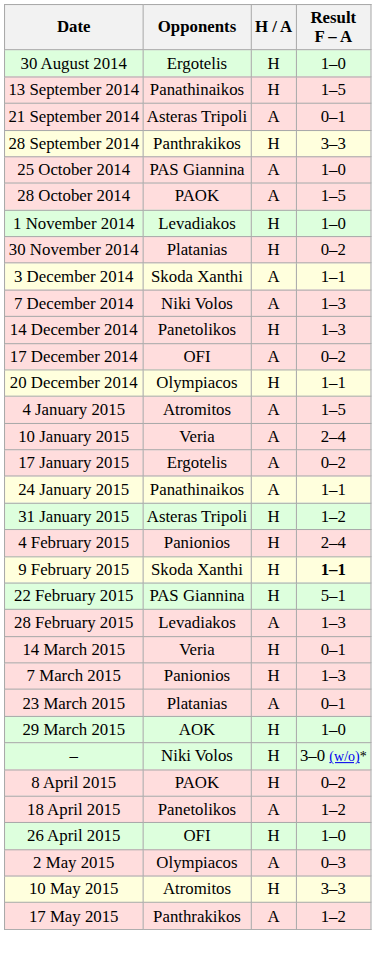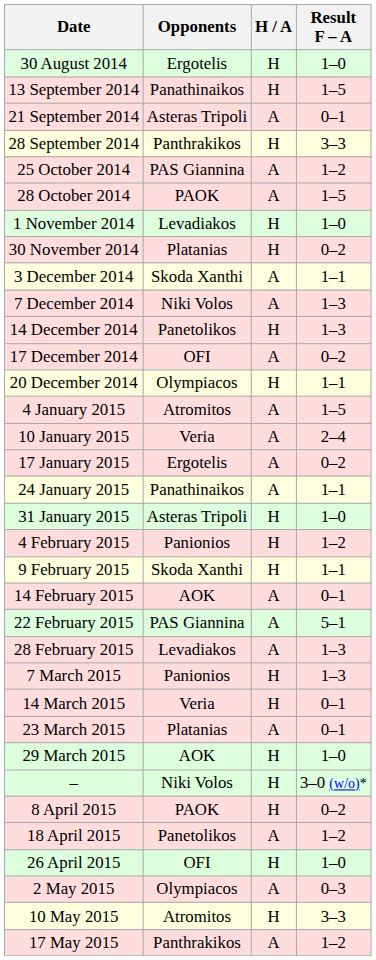(333, 169) 1–0 -> (333, 169) 1–2
(333, 516) 1–2 -> (333, 516) 1–0
(333, 542) 2–4 -> (333, 542) 1–2
(333, 569) bold -> (333, 569) normal
+ row: (74, 596)
(274, 596) H -> (274, 622) A
rows swapped: (74, 676) <-> (74, 649)
